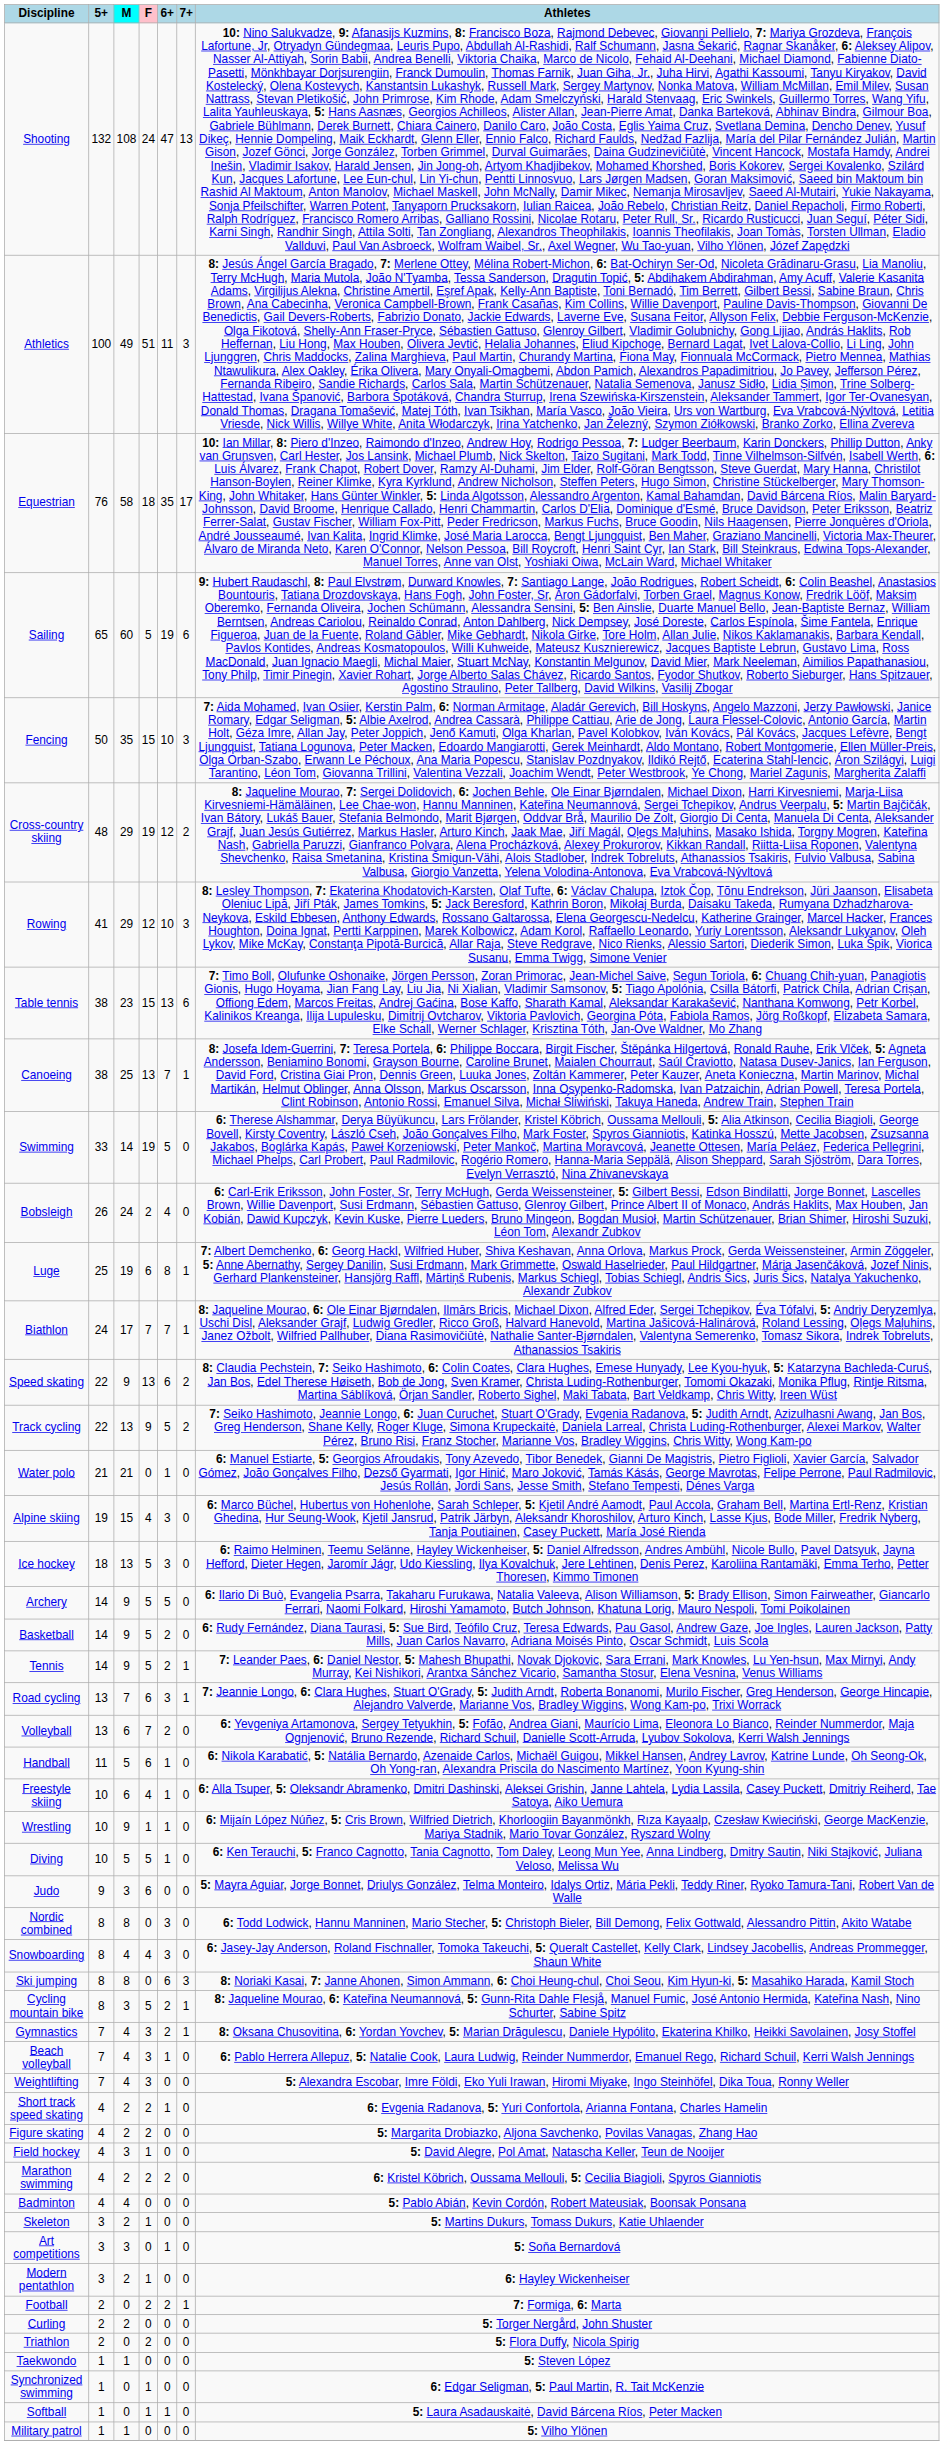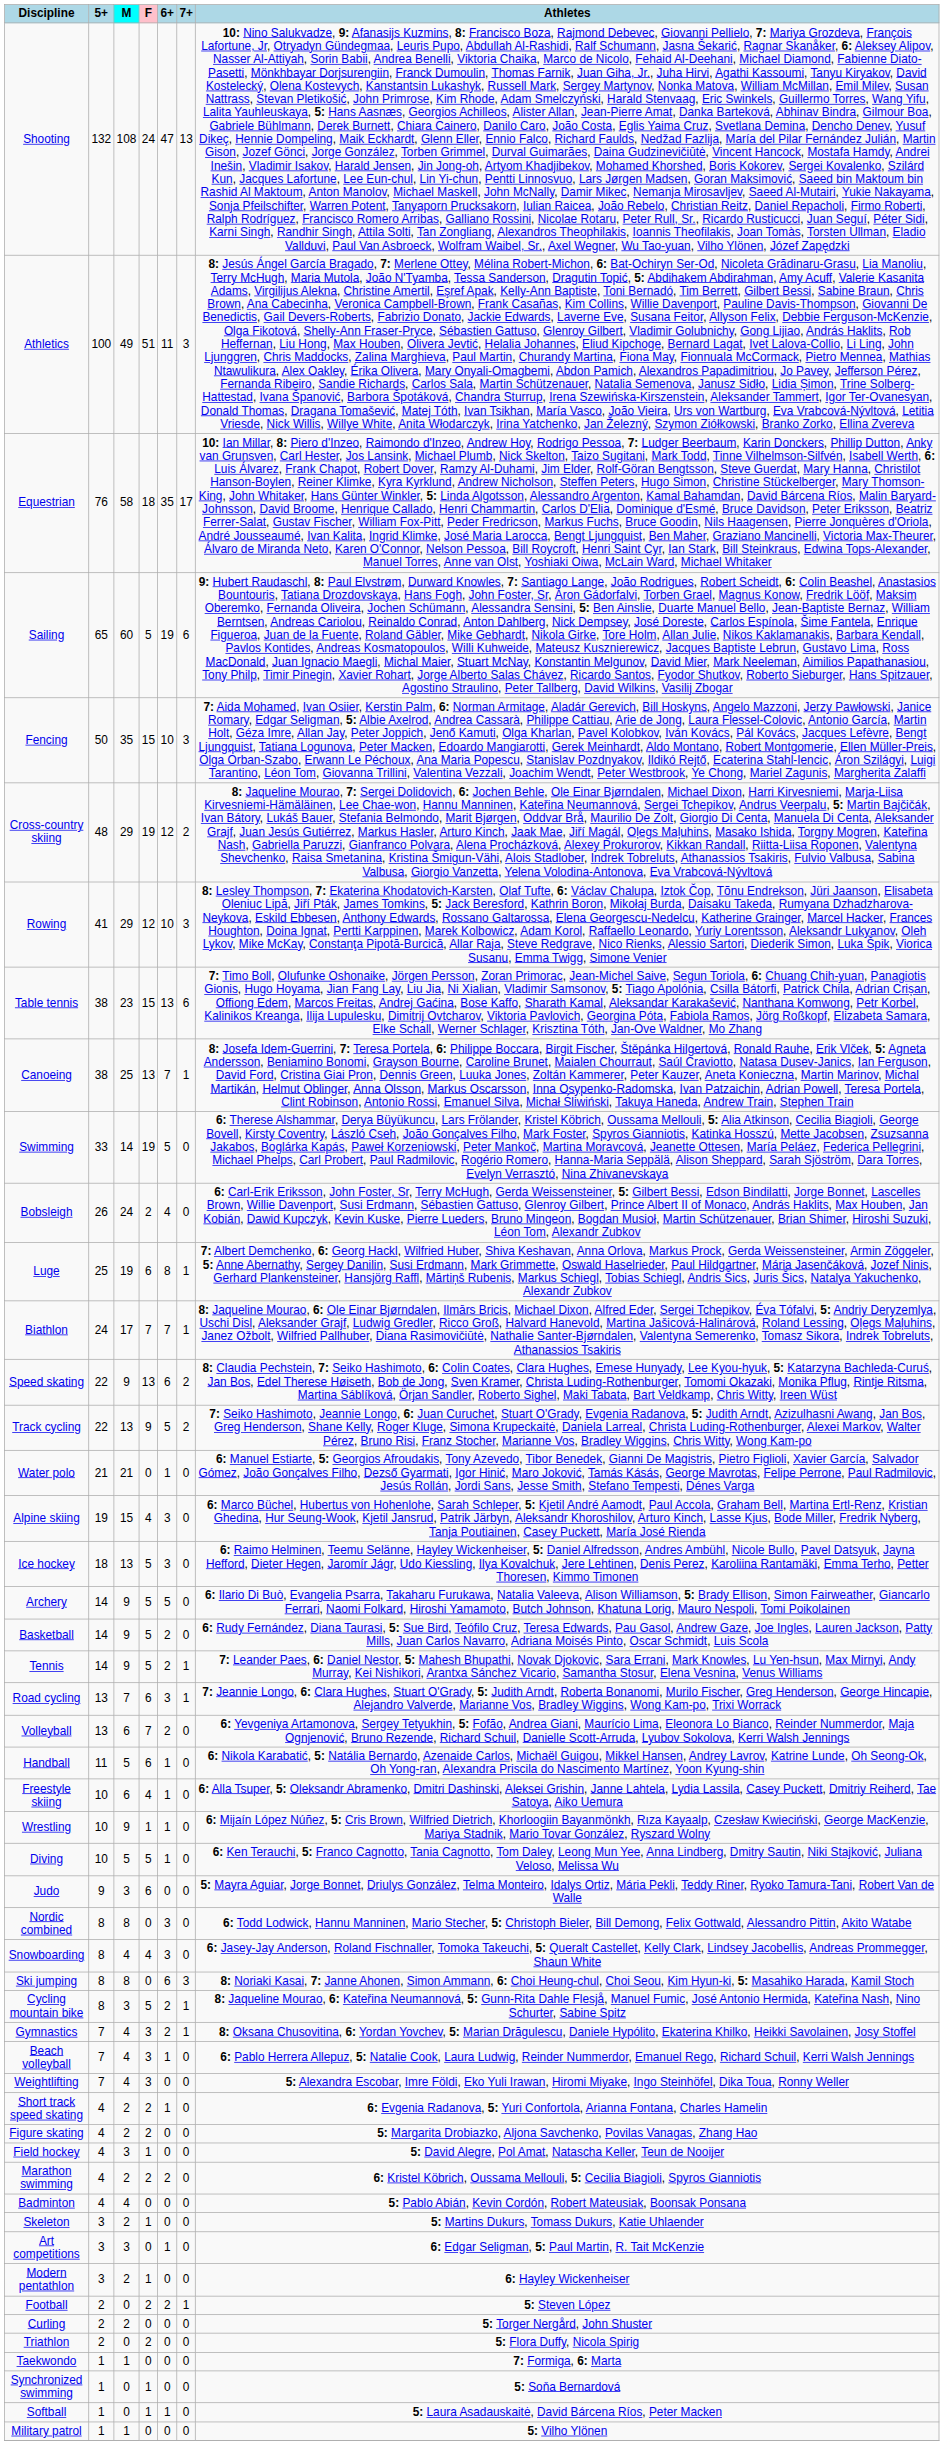(567, 2247) 5: Soňa Bernardová -> (567, 2247) 6: Edgar Seligman, 5: Paul Martin, R. Tait McKenzie
(567, 2305) 7: Formiga, 6: Marta -> (567, 2305) 5: Steven López
(567, 2361) 5: Steven López -> (567, 2361) 7: Formiga, 6: Marta
(567, 2387) 6: Edgar Seligman, 5: Paul Martin, R. Tait McKenzie -> (567, 2387) 5: Soňa Bernardová
